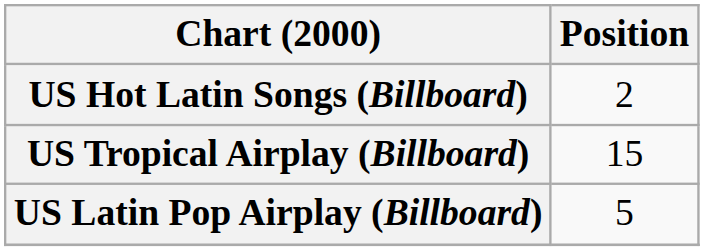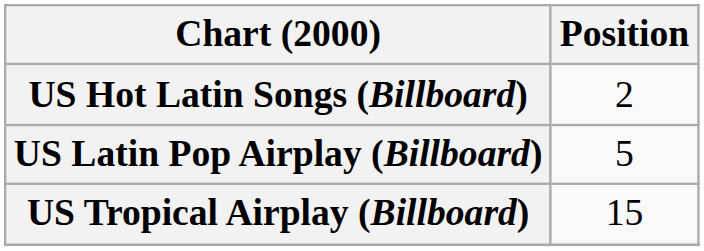rows swapped: (278, 213) <-> (278, 153)
